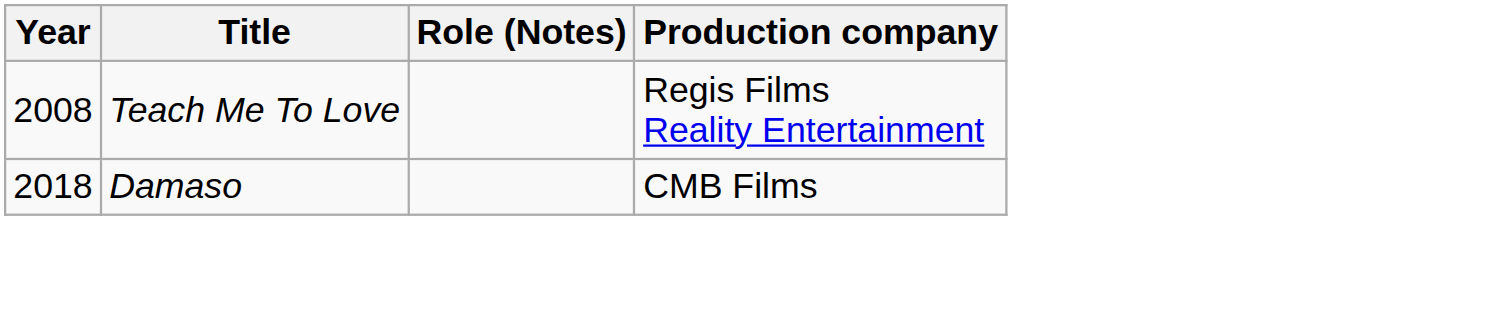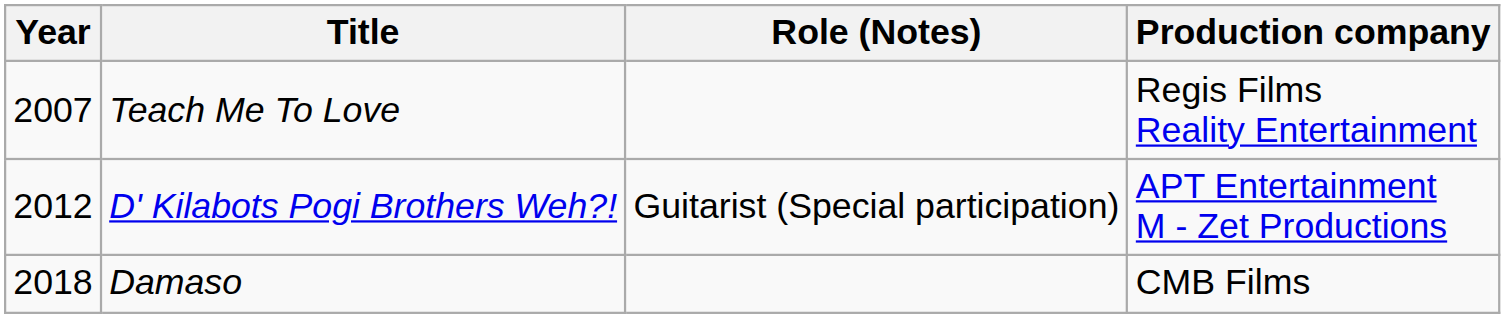(53, 109) 2008 -> (53, 109) 2007
+ row: (363, 206)
